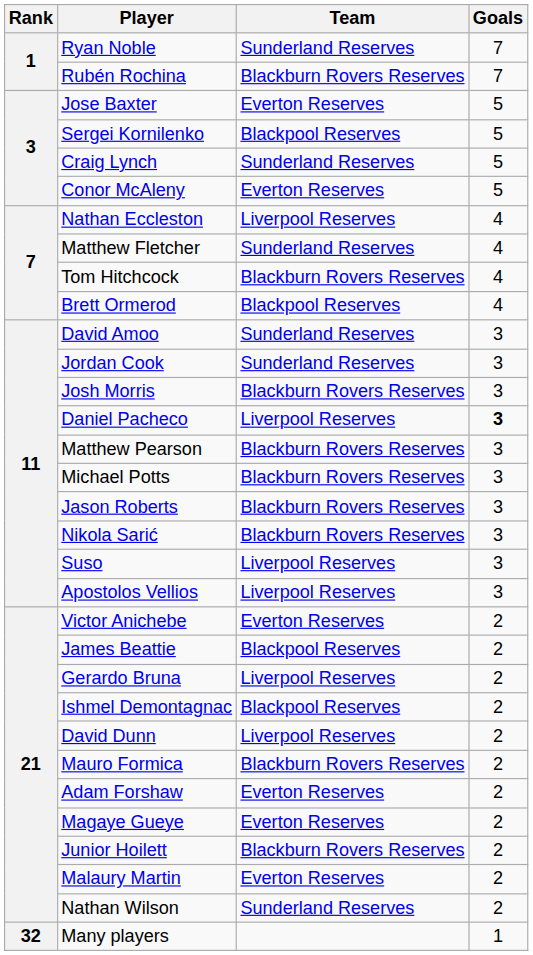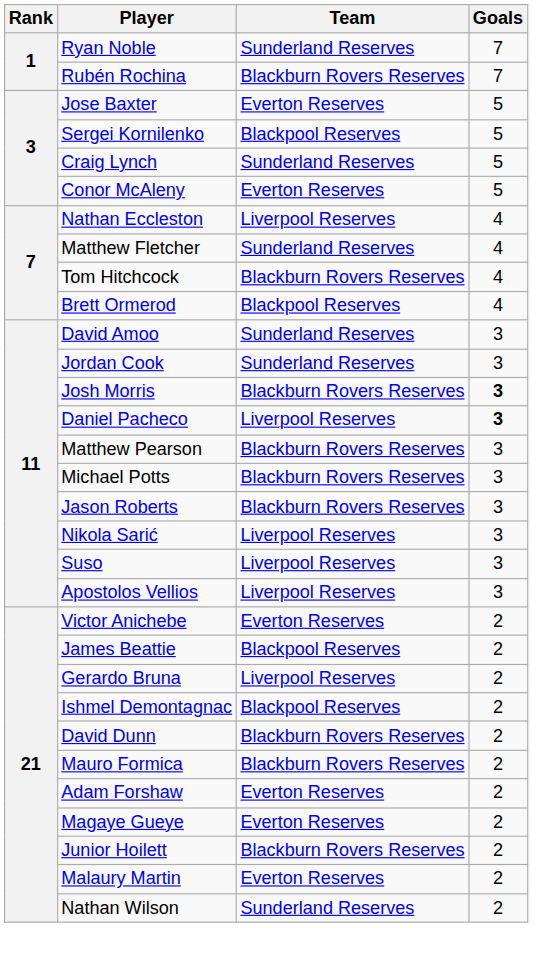(498, 391) normal -> (498, 391) bold
(352, 534) Blackburn Rovers Reserves -> (318, 534) Liverpool Reserves
(318, 735) Liverpool Reserves -> (352, 735) Blackburn Rovers Reserves
- row: (115, 936)
